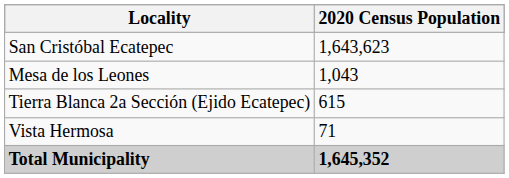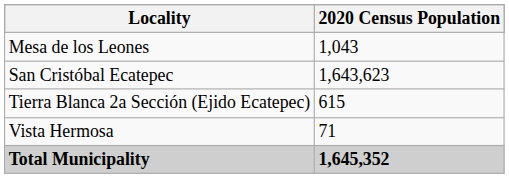rows swapped: (91, 46) <-> (79, 74)
